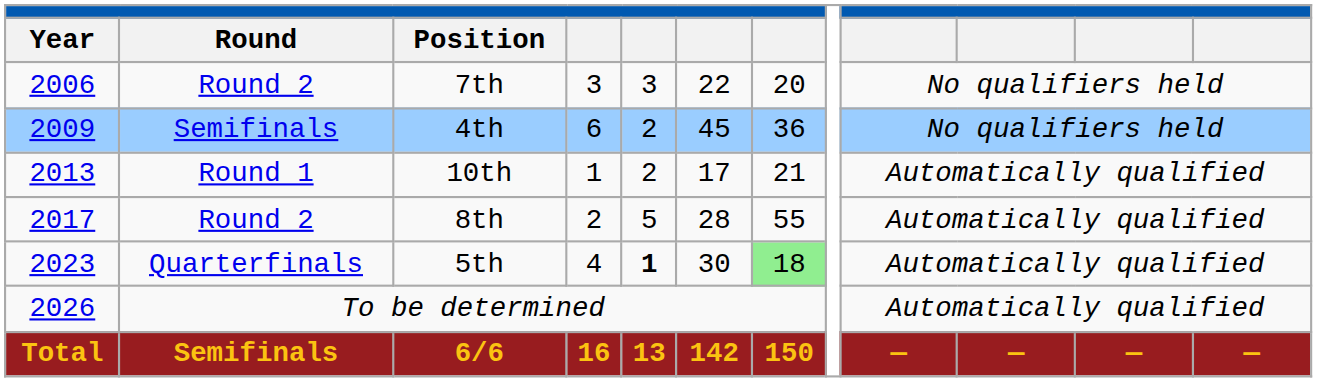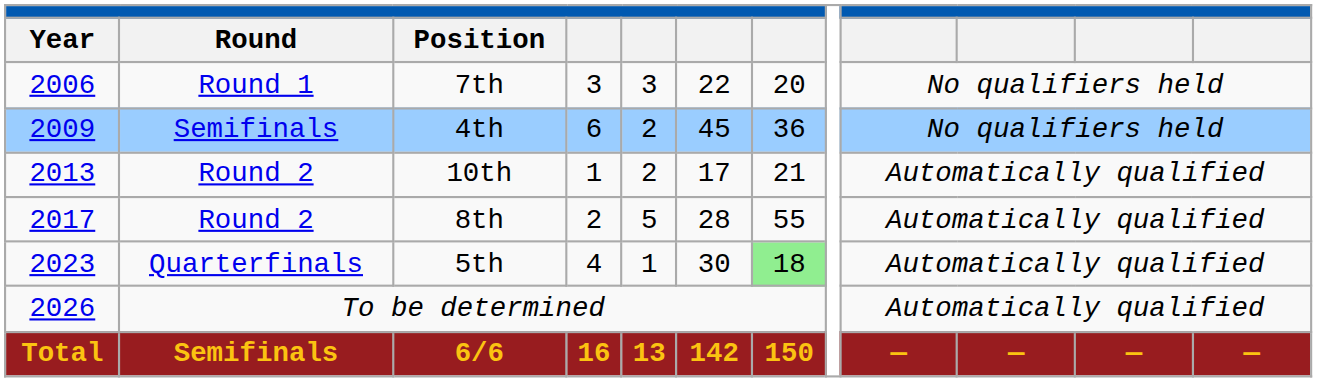(256, 85) Round 2 -> (256, 85) Round 1
(256, 175) Round 1 -> (256, 175) Round 2
(649, 264) bold -> (649, 264) normal
